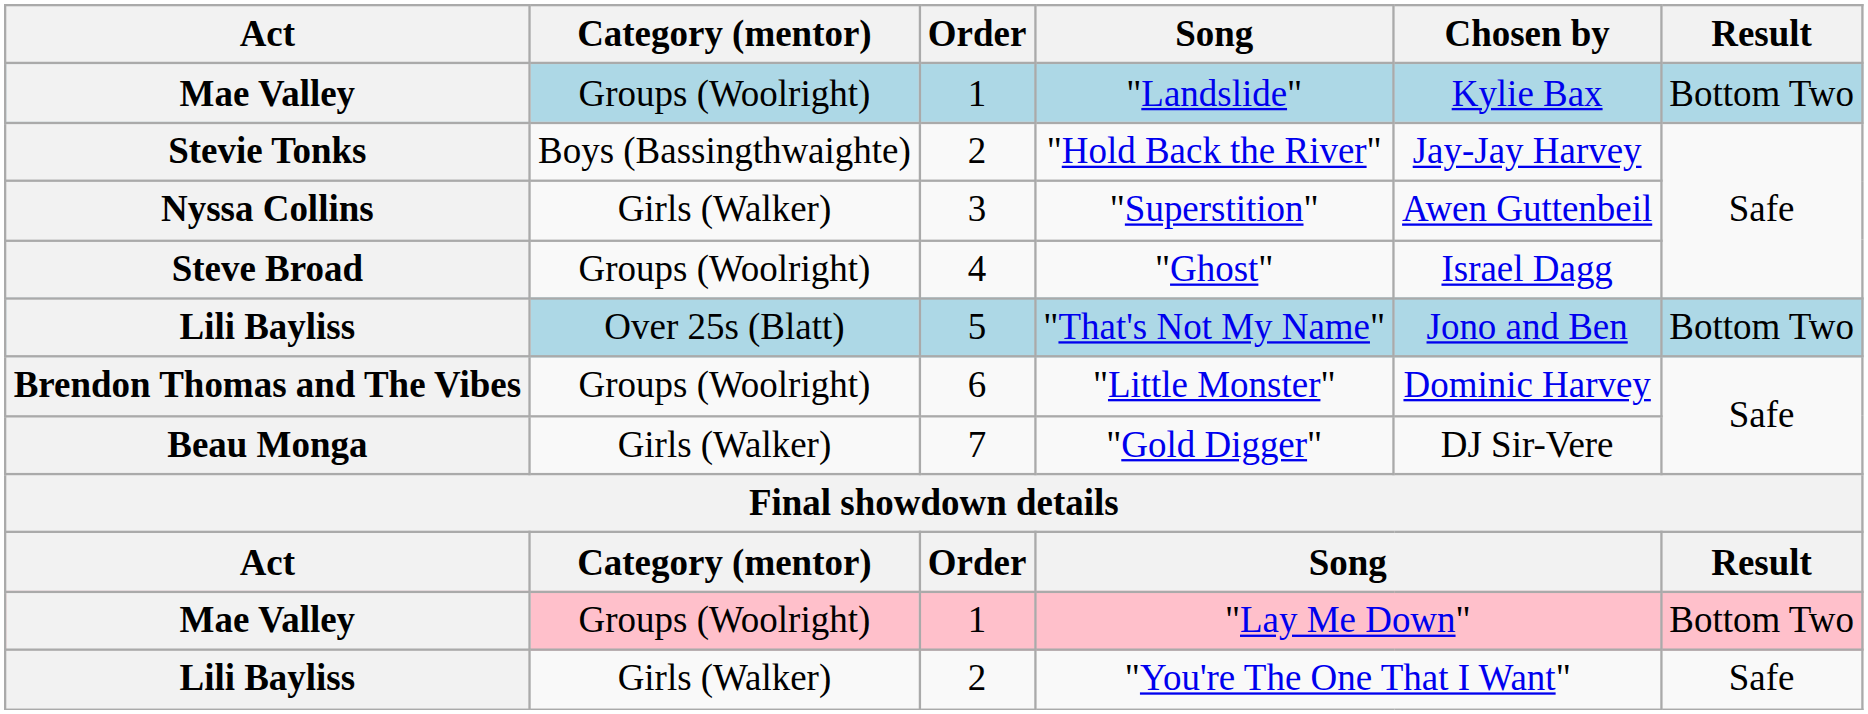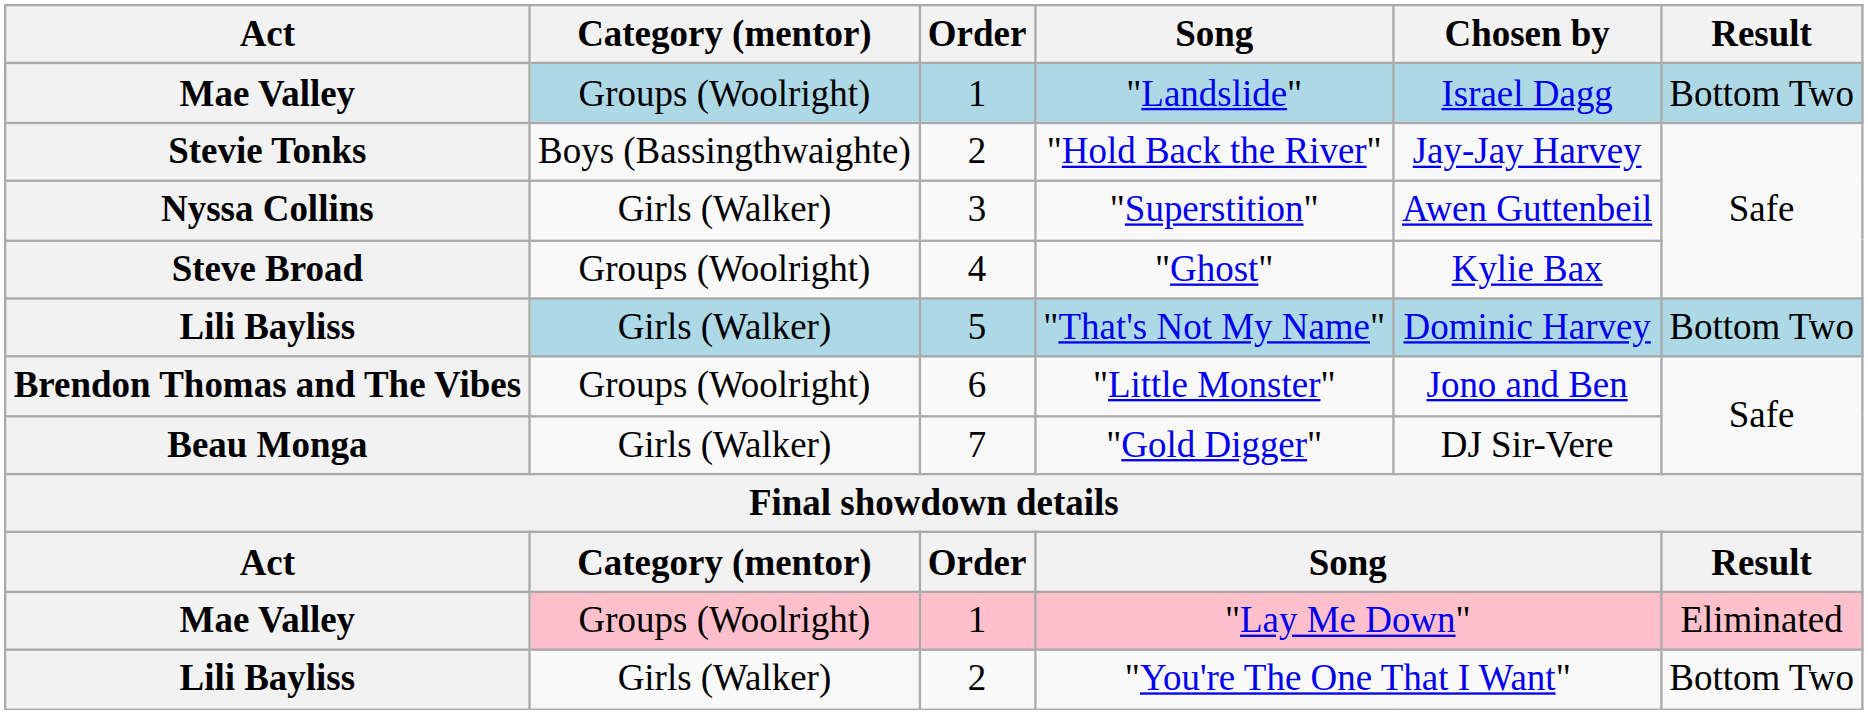(1527, 92) Kylie Bax -> (1527, 92) Israel Dagg
(1527, 268) Israel Dagg -> (1527, 268) Kylie Bax
(724, 326) Over 25s (Blatt) -> (724, 326) Girls (Walker)
(1527, 326) Jono and Ben -> (1527, 326) Dominic Harvey
(1527, 385) Dominic Harvey -> (1527, 385) Jono and Ben
(1762, 619) Bottom Two -> (1762, 619) Eliminated
(1762, 678) Safe -> (1762, 678) Bottom Two
